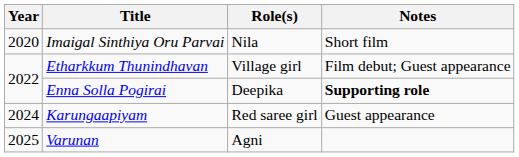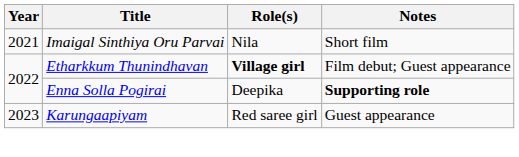(24, 41) 2020 -> (24, 41) 2021
(267, 66) normal -> (268, 66) bold
(24, 115) 2024 -> (24, 115) 2023
- row: (73, 139)
